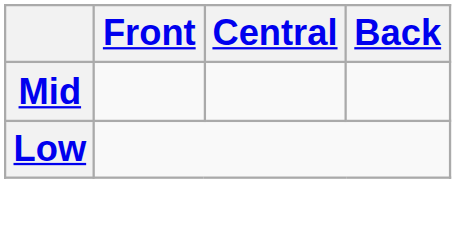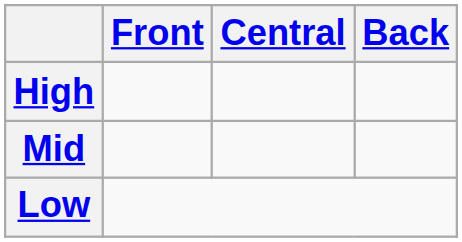+ row: (54, 90)
